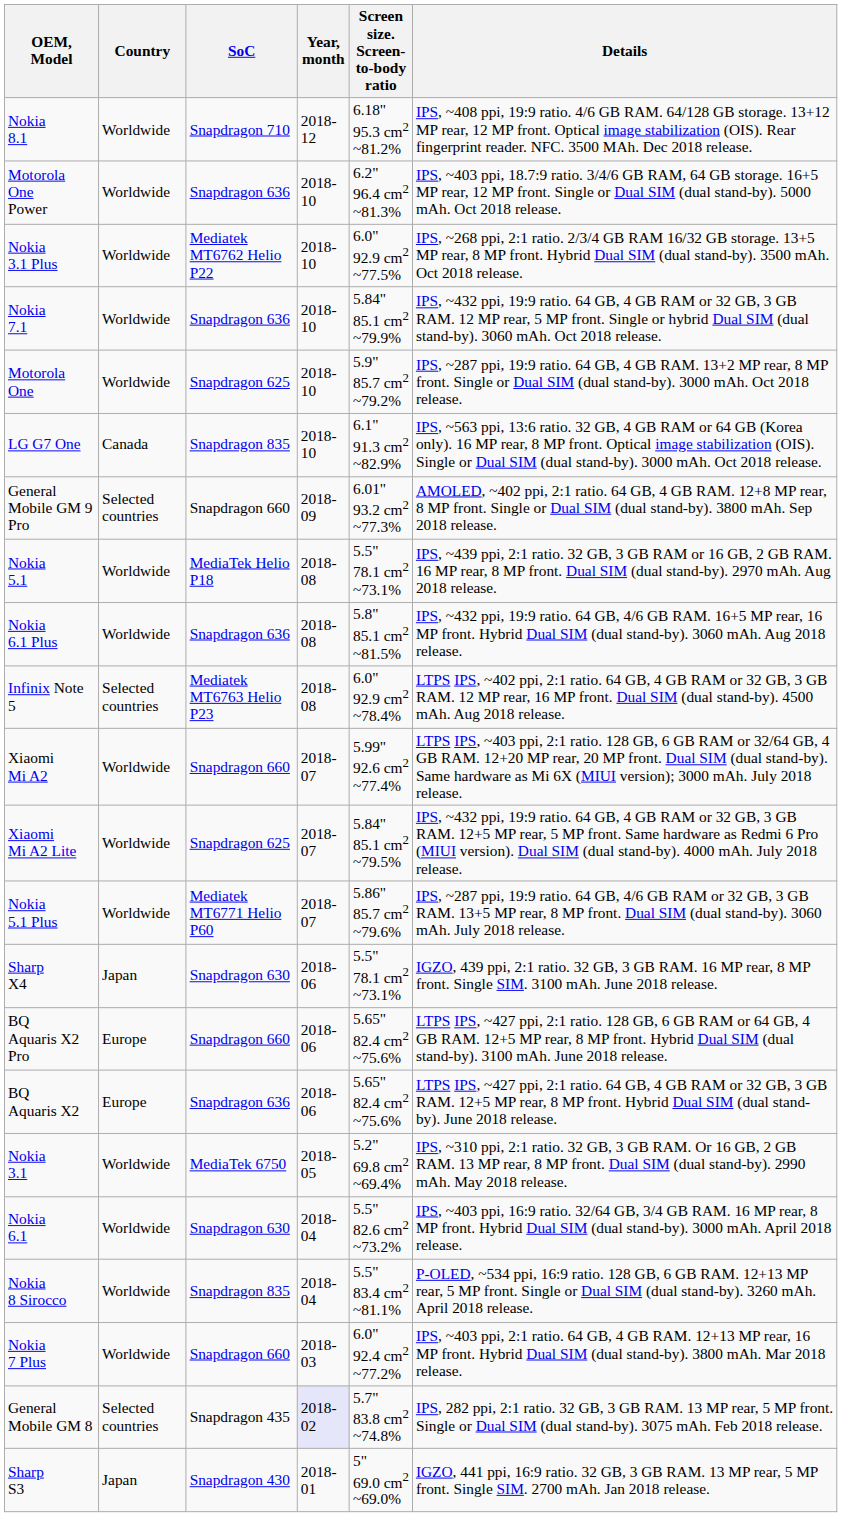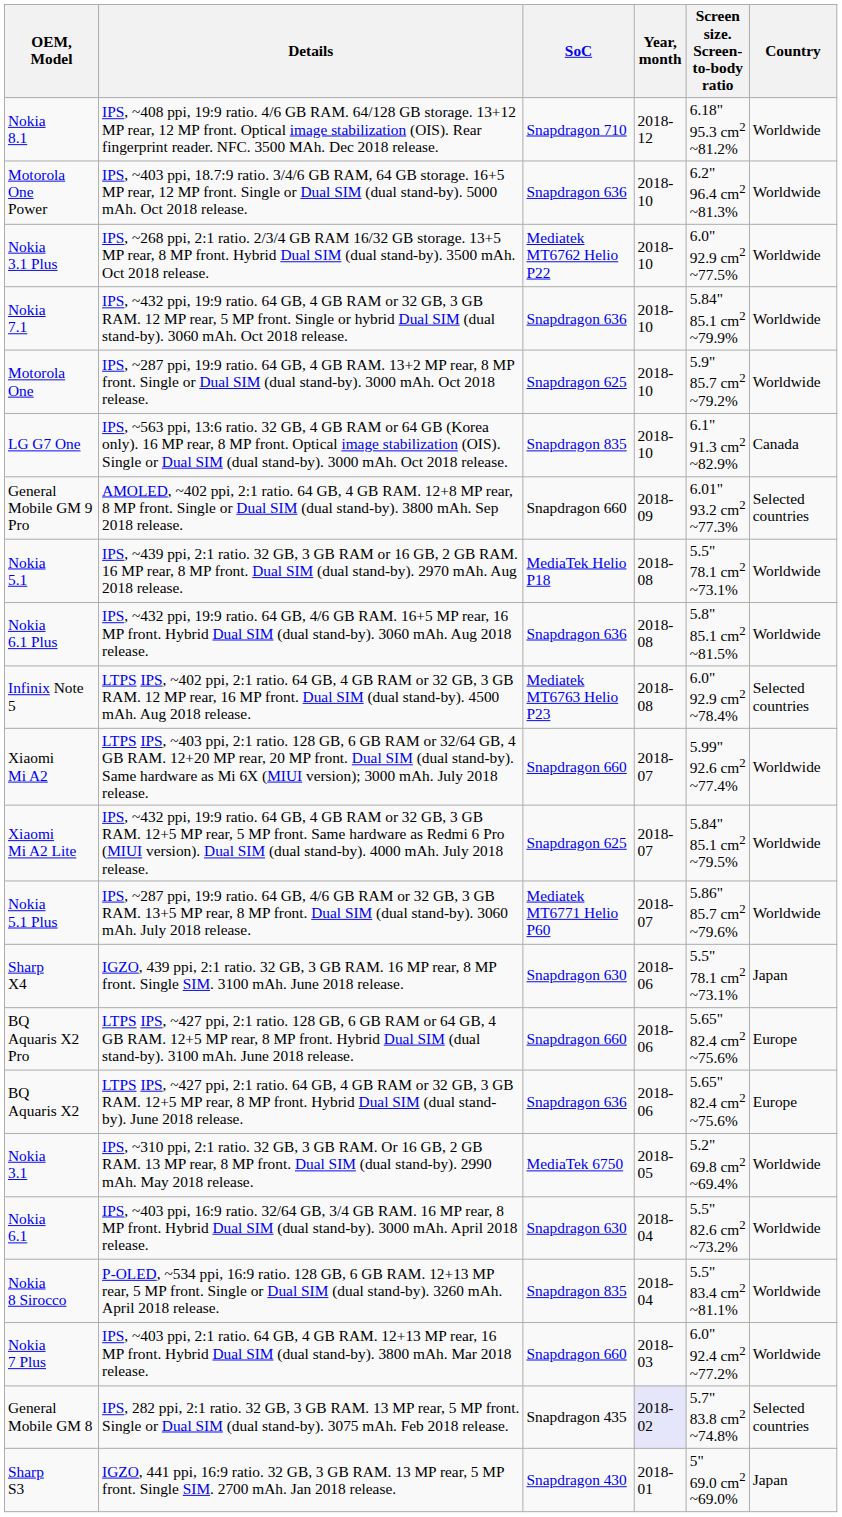columns swapped: (142, 51) <-> (625, 51)
